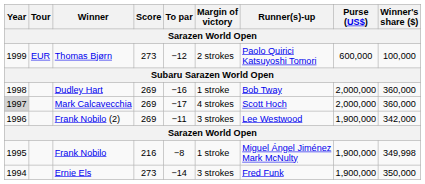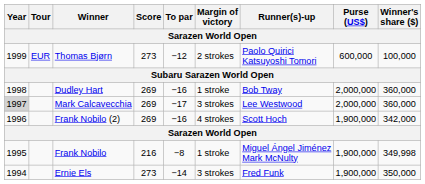(215, 104) 4 strokes -> (215, 104) 3 strokes
(264, 104) Scott Hoch -> (272, 104) Lee Westwood
(179, 119) −11 -> (179, 119) −16
(215, 119) 3 strokes -> (215, 119) 4 strokes
(272, 119) Lee Westwood -> (264, 119) Scott Hoch
